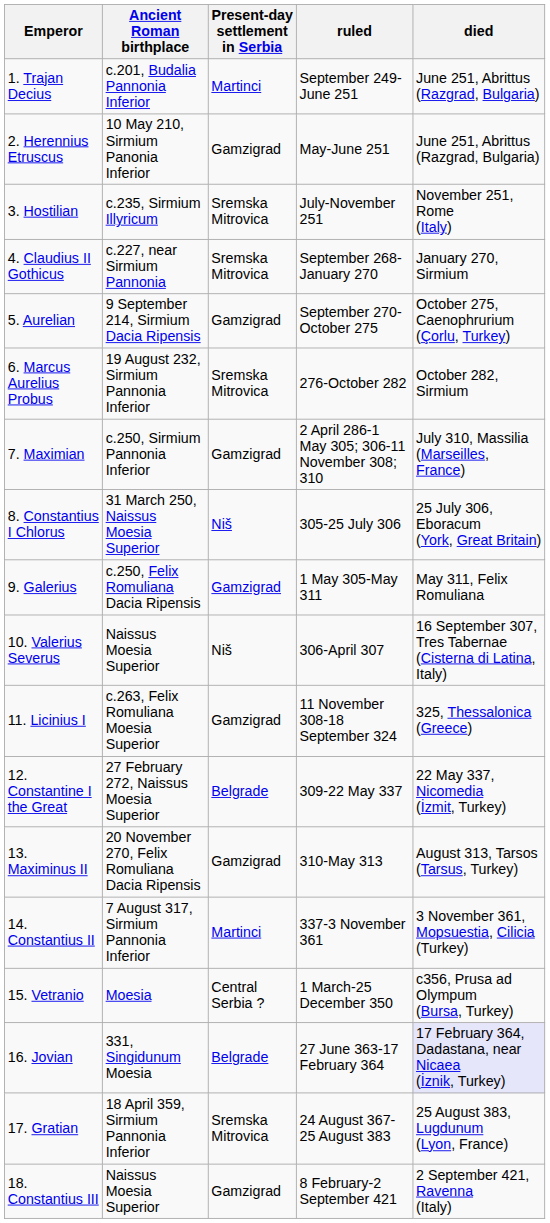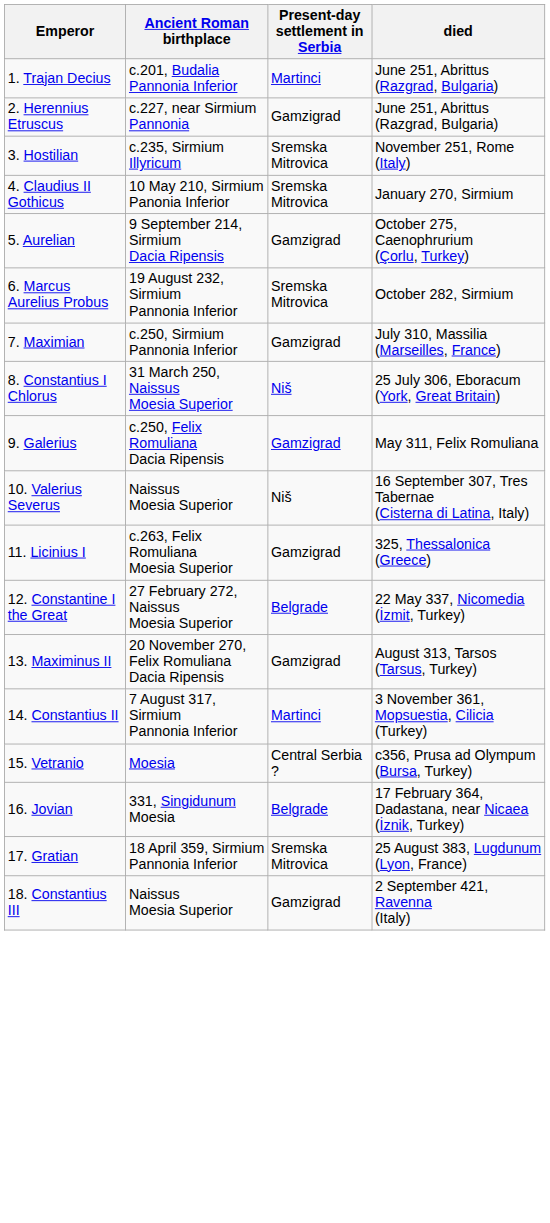- column: (355, 31)
(145, 149) 10 May 210, Sirmium Panonia Inferior -> (193, 117) c.227, near Sirmium Pannonia
(141, 266) c.227, near Sirmium Pannonia -> (196, 194) 10 May 210, Sirmium Panonia Inferior
(470, 1057) lavender background -> (452, 809) no background
